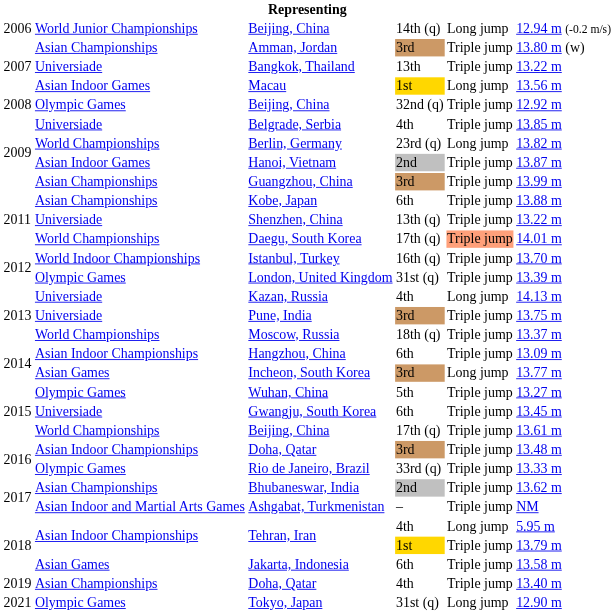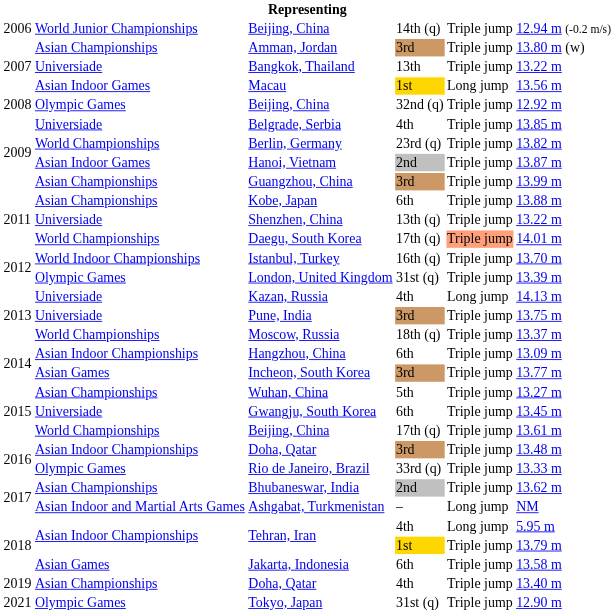(478, 28) Long jump -> (480, 28) Triple jump
(478, 143) Long jump -> (480, 143) Triple jump
(478, 373) Long jump -> (480, 373) Triple jump
(80, 392) Olympic Games -> (96, 392) Asian Championships
(480, 507) Triple jump -> (478, 507) Long jump
(478, 602) Long jump -> (480, 602) Triple jump
